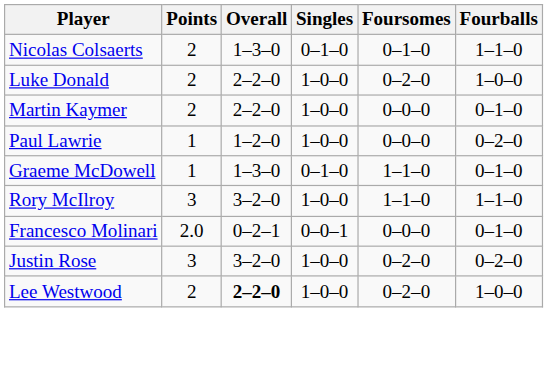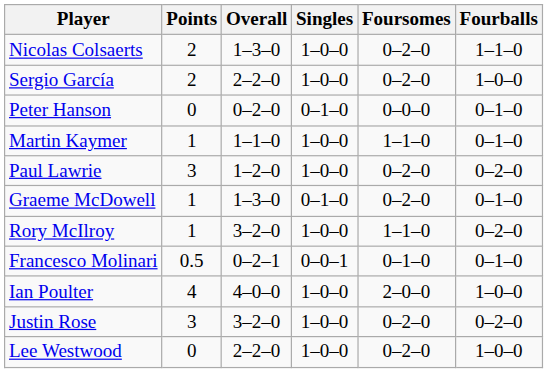(325, 49) 0–1–0 -> (325, 49) 1–0–0
(406, 49) 0–1–0 -> (406, 49) 0–2–0
- row: (59, 79)
+ row: (61, 79)
+ row: (60, 110)
(192, 110) 2 -> (192, 140) 1
(257, 110) 2–2–0 -> (257, 140) 1–1–0
(406, 110) 0–0–0 -> (406, 140) 1–1–0
(192, 140) 1 -> (192, 170) 3
(406, 140) 0–0–0 -> (406, 170) 0–2–0
(406, 170) 1–1–0 -> (406, 200) 0–2–0
(192, 200) 3 -> (192, 230) 1
(499, 200) 1–1–0 -> (499, 230) 0–2–0
(192, 230) 2.0 -> (192, 261) 0.5
(406, 230) 0–0–0 -> (406, 261) 0–1–0
+ row: (51, 291)
(192, 291) 2 -> (192, 351) 0
(257, 291) bold -> (257, 351) normal
